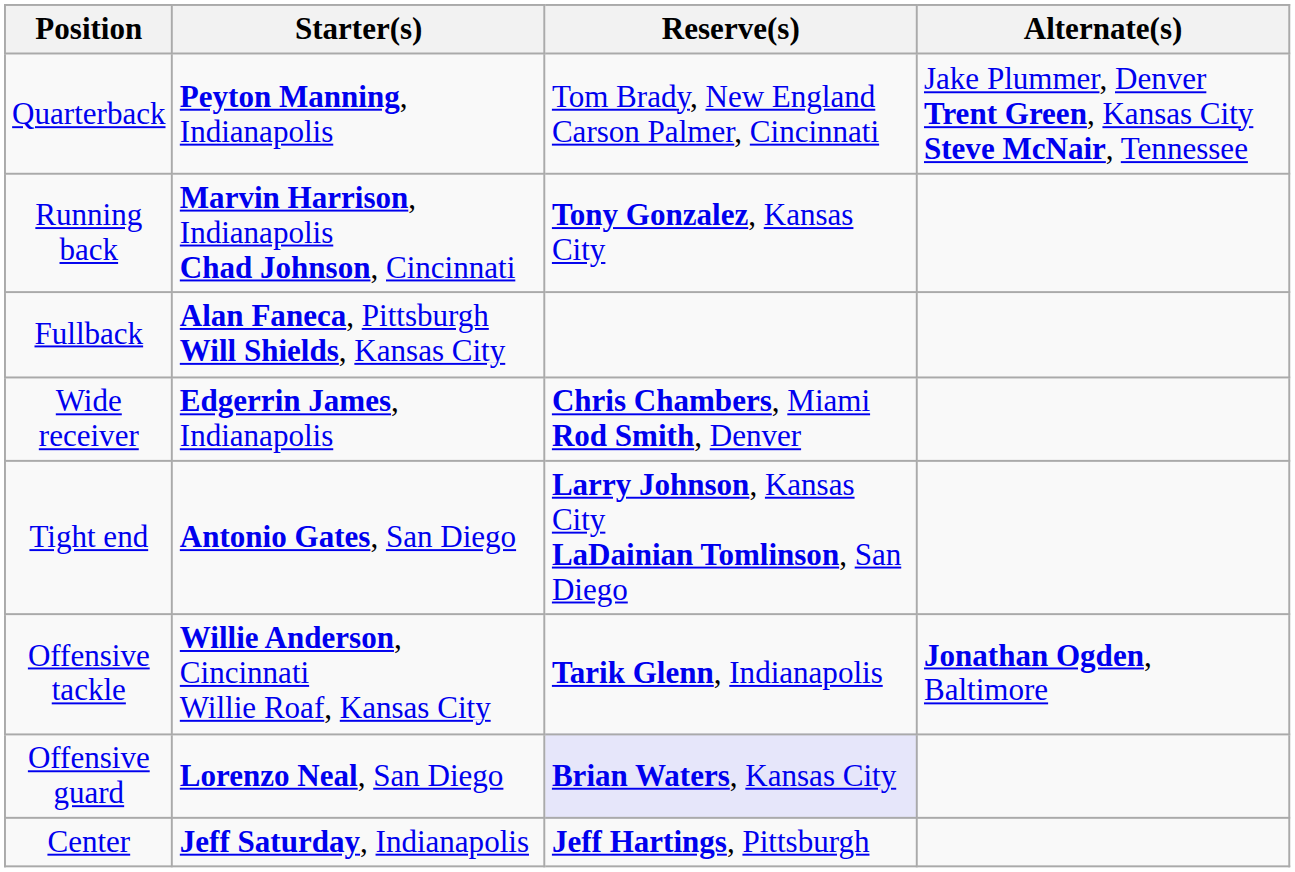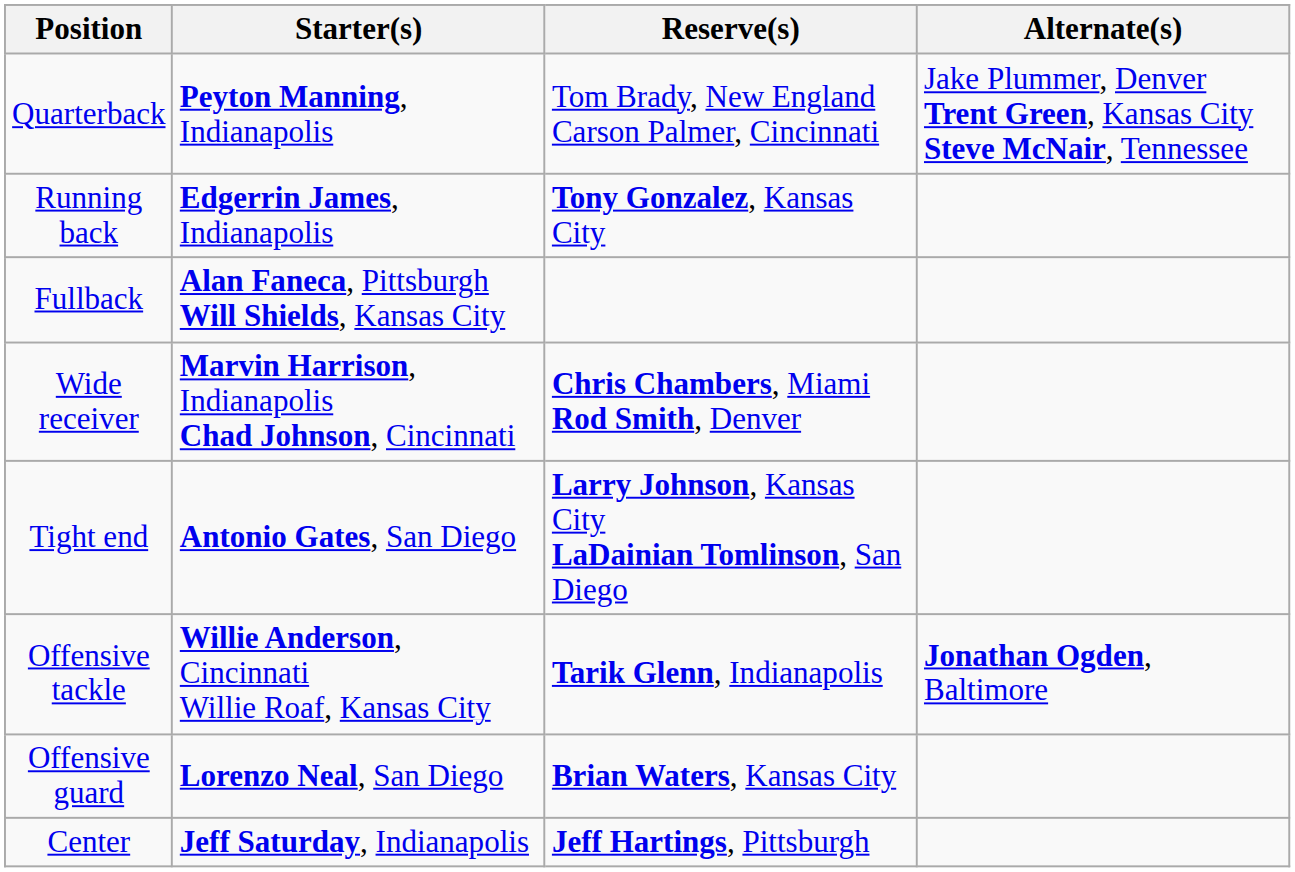(348, 232) Marvin Harrison, Indianapolis Chad Johnson, Cincinnati -> (289, 214) Edgerrin James, Indianapolis
(289, 418) Edgerrin James, Indianapolis -> (348, 400) Marvin Harrison, Indianapolis Chad Johnson, Cincinnati
(724, 775) lavender background -> (724, 775) no background
